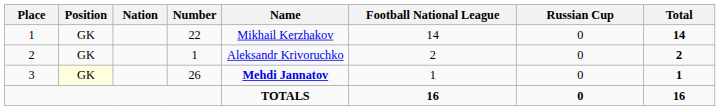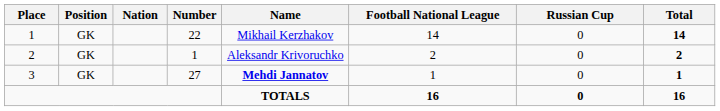(86, 75) lightyellow background -> (86, 75) no background
(195, 75) 26 -> (195, 75) 27
